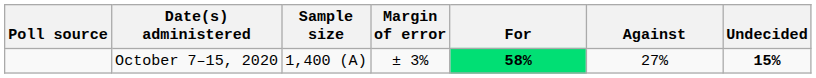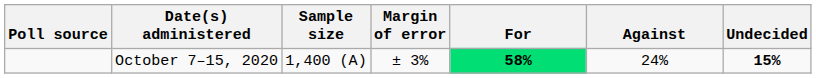(654, 60) 27% -> (654, 60) 24%
